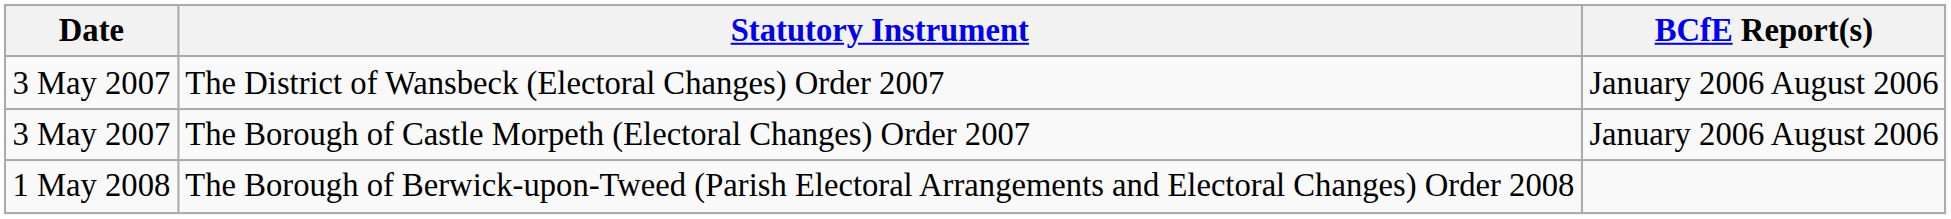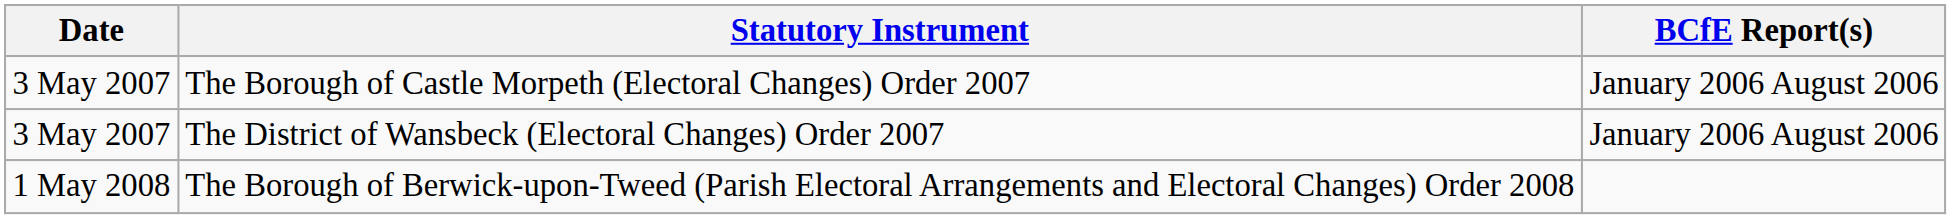rows swapped: (608, 133) <-> (565, 82)
